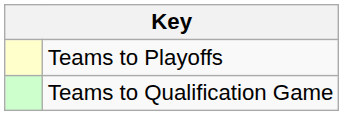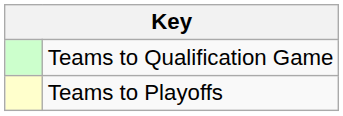rows swapped: (135, 57) <-> (191, 92)
